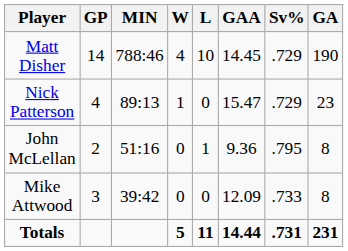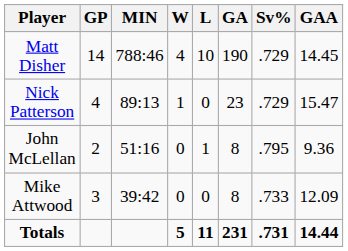columns swapped: (325, 18) <-> (242, 18)
